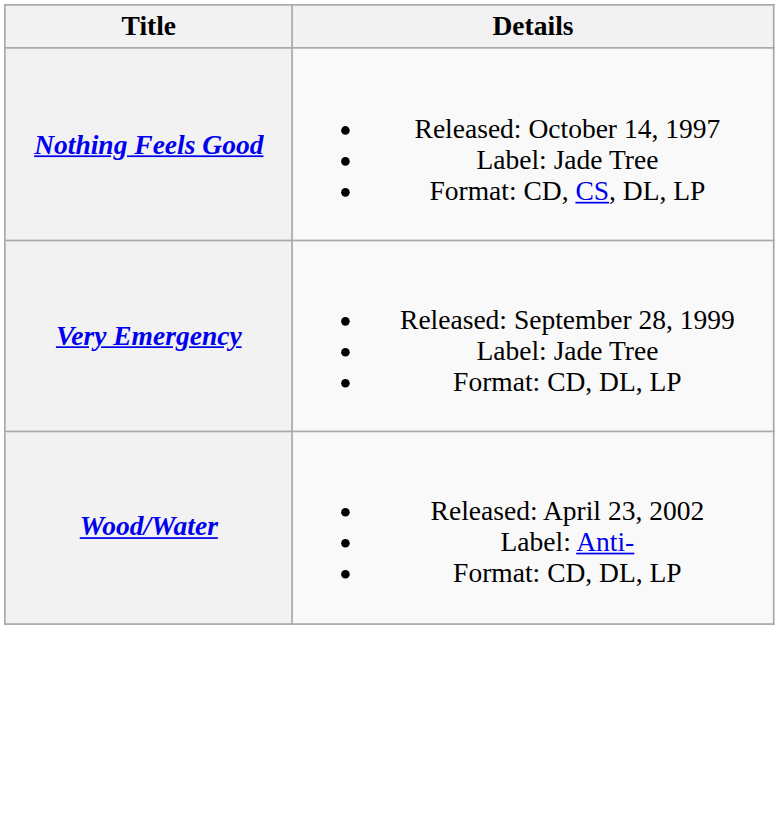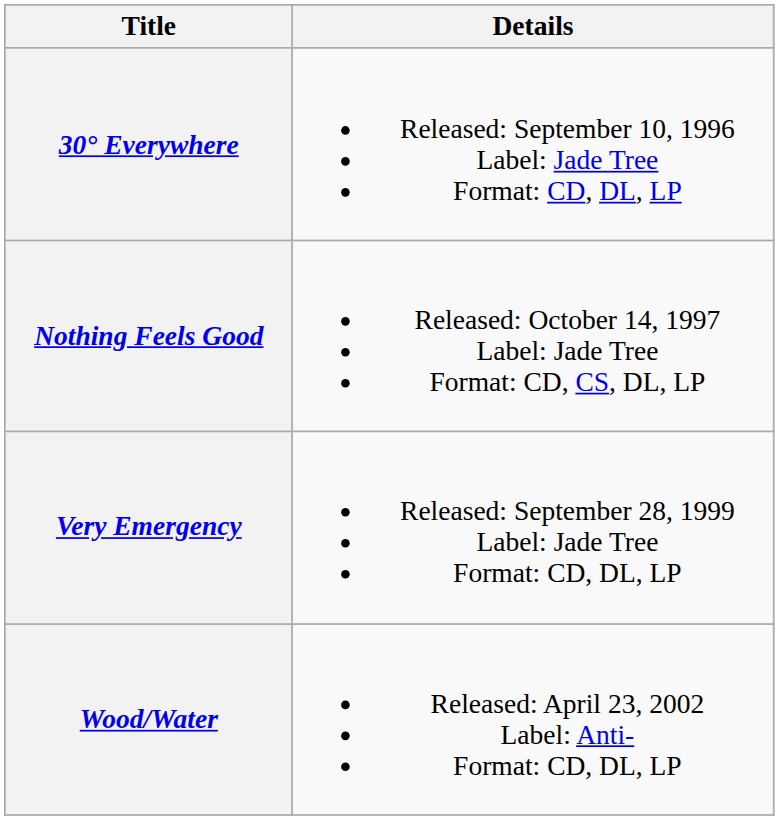+ row: (149, 143)
